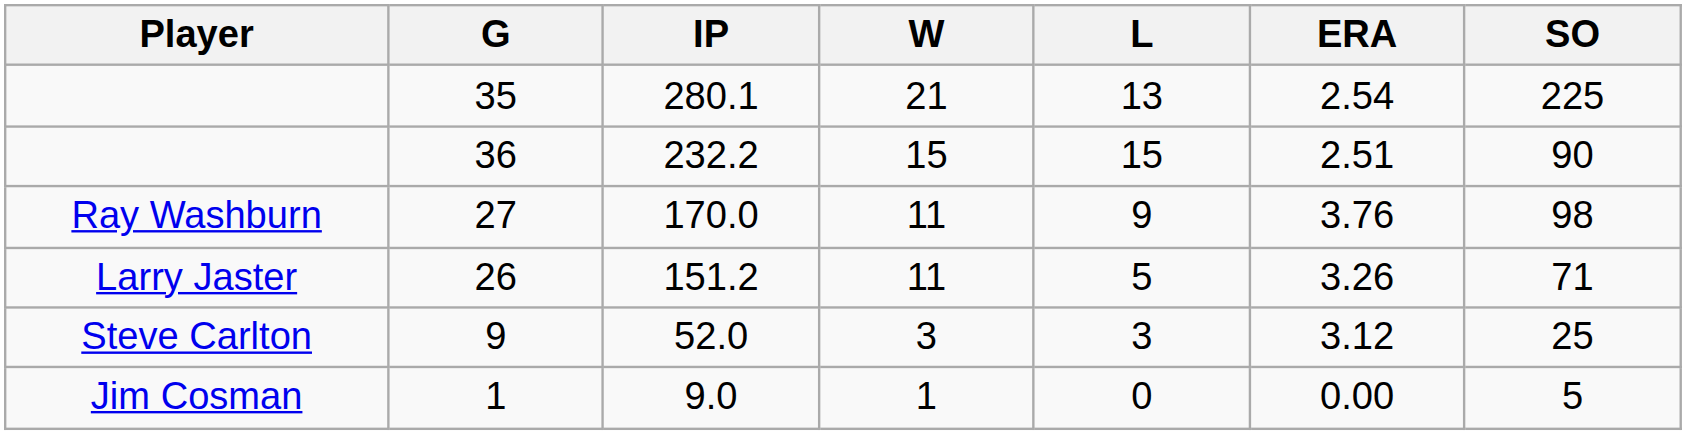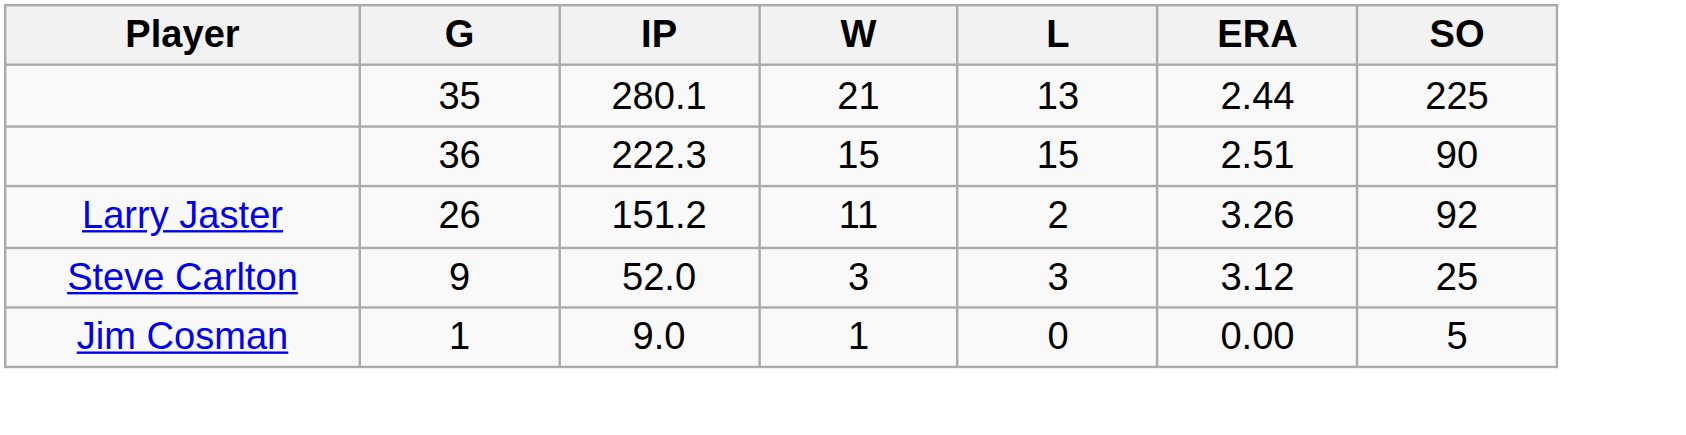(1357, 95) 2.54 -> (1257, 95) 2.44
(711, 155) 232.2 -> (659, 155) 222.3
- row: (496, 215)
(1142, 276) 5 -> (1058, 215) 2
(1573, 276) 71 -> (1457, 215) 92
